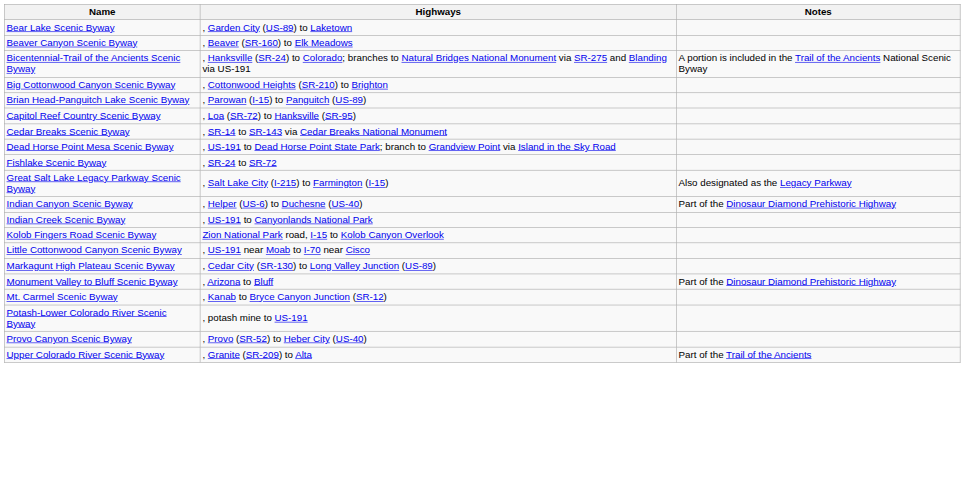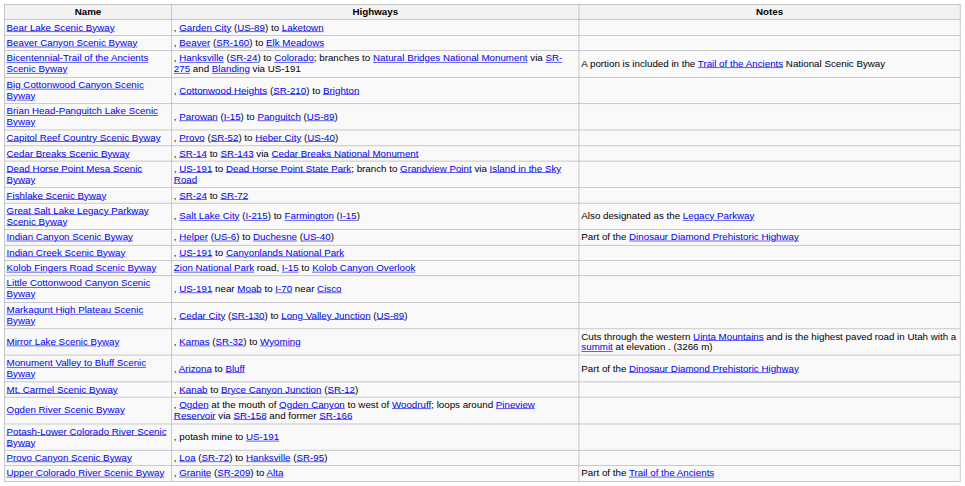(279, 116) , Loa (SR-72) to Hanksville (SR-95) -> (256, 138) , Provo (SR-52) to Heber City (US-40)
+ row: (63, 342)
+ row: (66, 410)
(285, 339) , Provo (SR-52) to Heber City (US-40) -> (251, 458) , Loa (SR-72) to Hanksville (SR-95)
